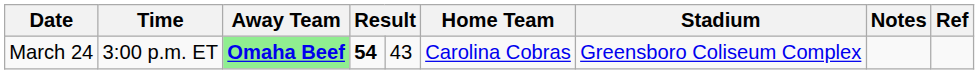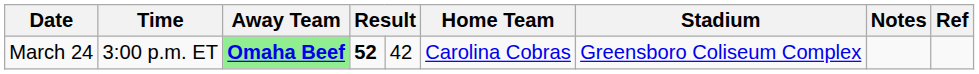(365, 52) 54 -> (365, 52) 52
(401, 52) 43 -> (401, 52) 42
